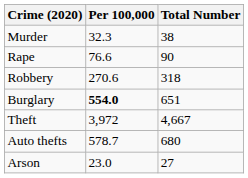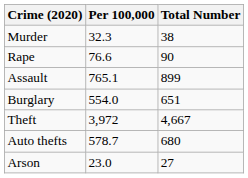- row: (30, 78)
+ row: (27, 78)
(103, 99) bold -> (103, 99) normal
